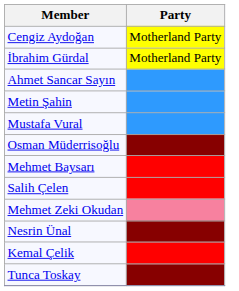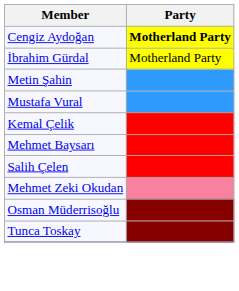(175, 37) normal -> (180, 37) bold
- row: (61, 80)
rows swapped: (41, 253) <-> (63, 145)
- row: (39, 231)
